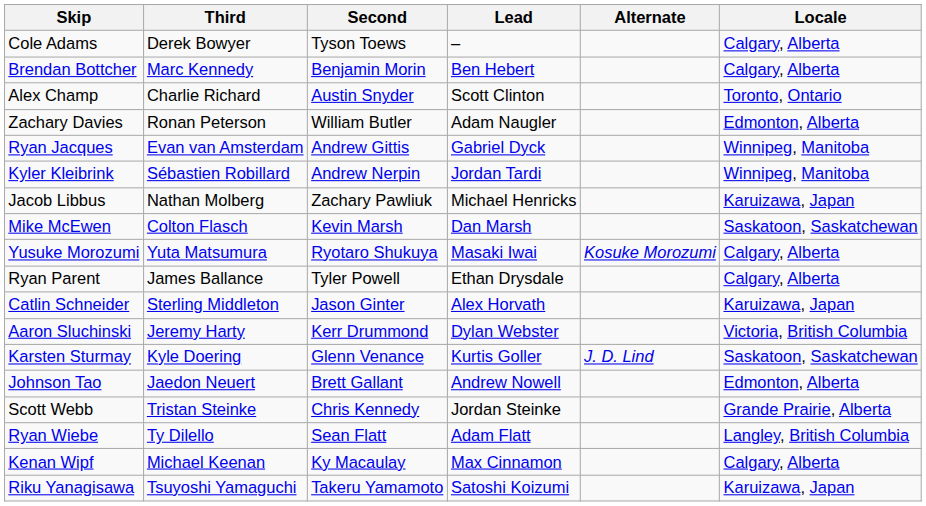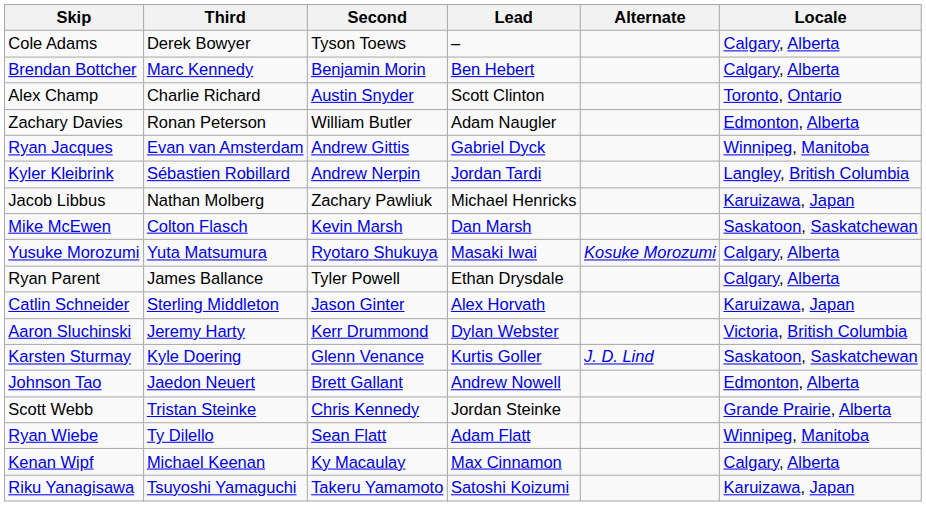(796, 174) Winnipeg, Manitoba -> (816, 174) Langley, British Columbia
(816, 435) Langley, British Columbia -> (796, 435) Winnipeg, Manitoba
